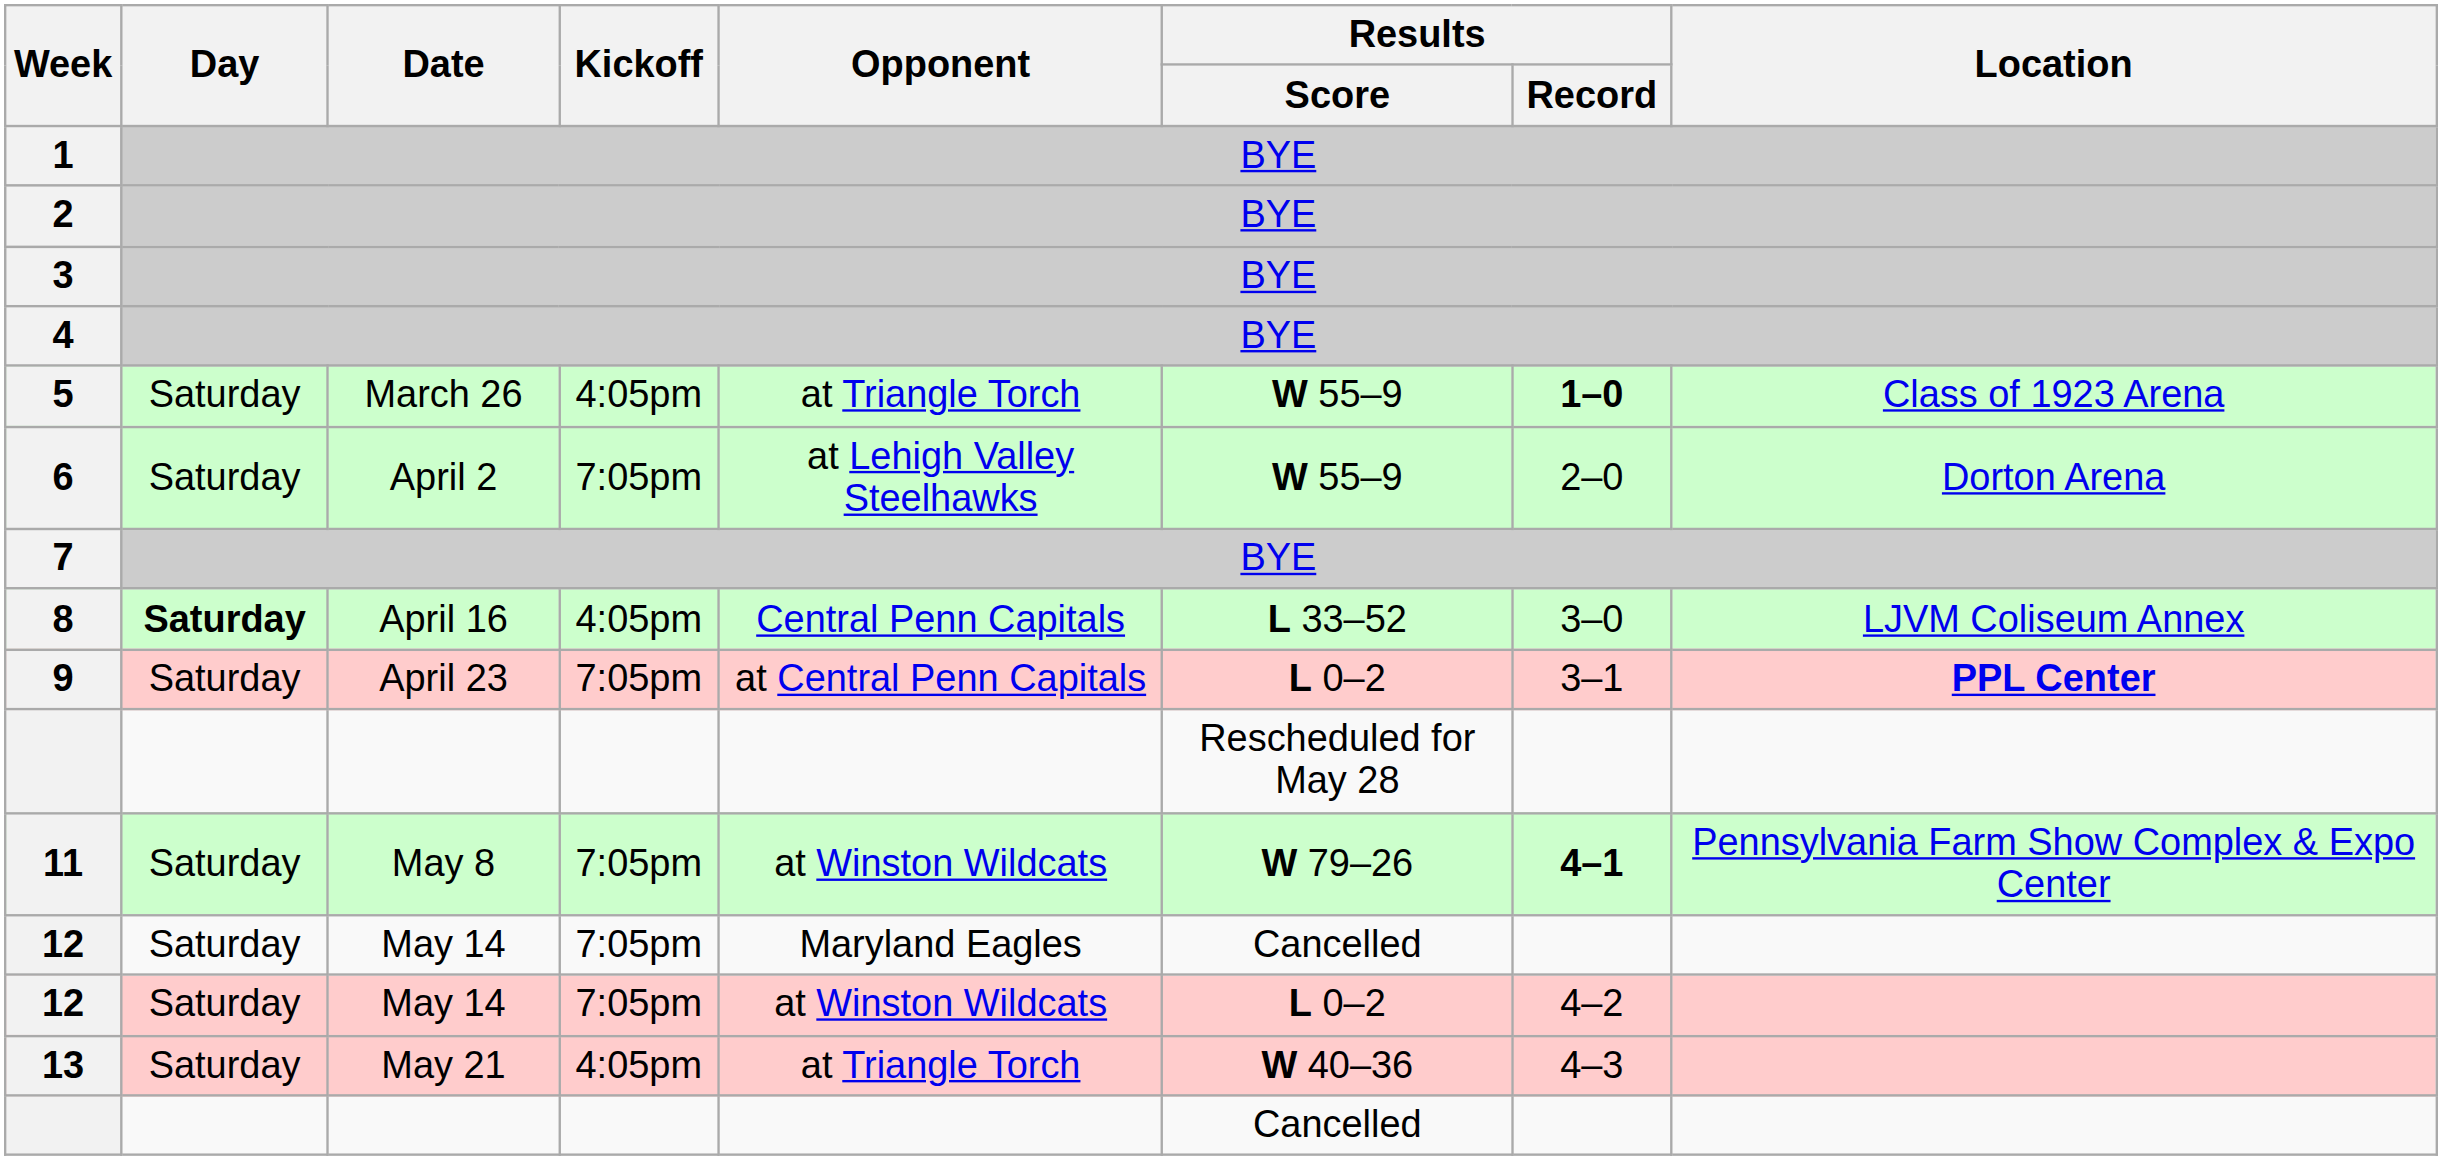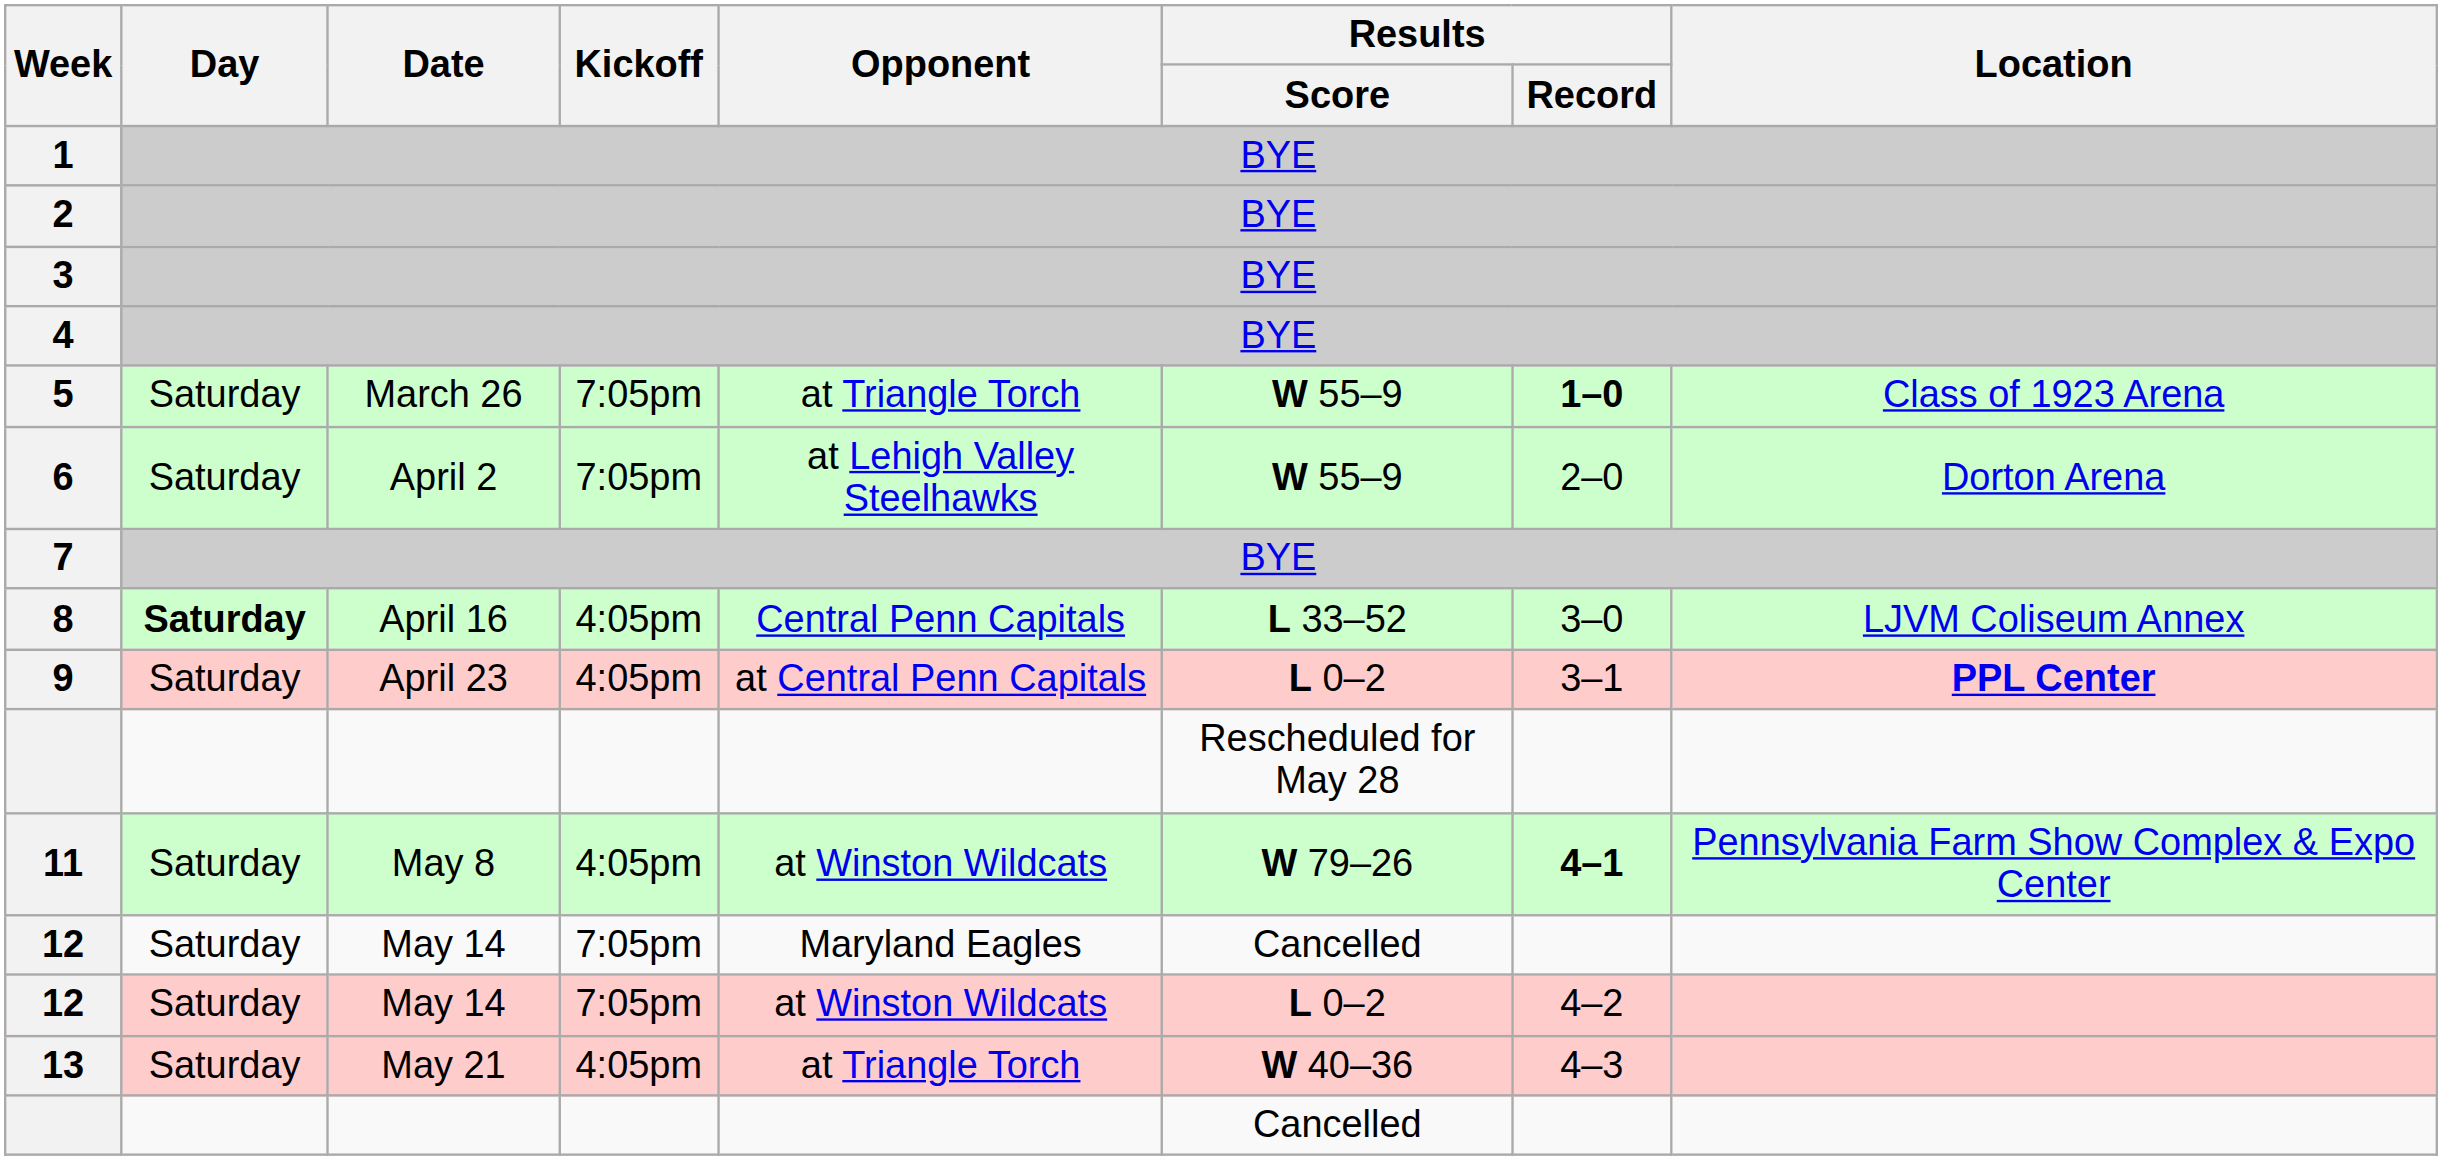(639, 395) 4:05pm -> (639, 395) 7:05pm
(639, 678) 7:05pm -> (639, 678) 4:05pm
(639, 862) 7:05pm -> (639, 862) 4:05pm
